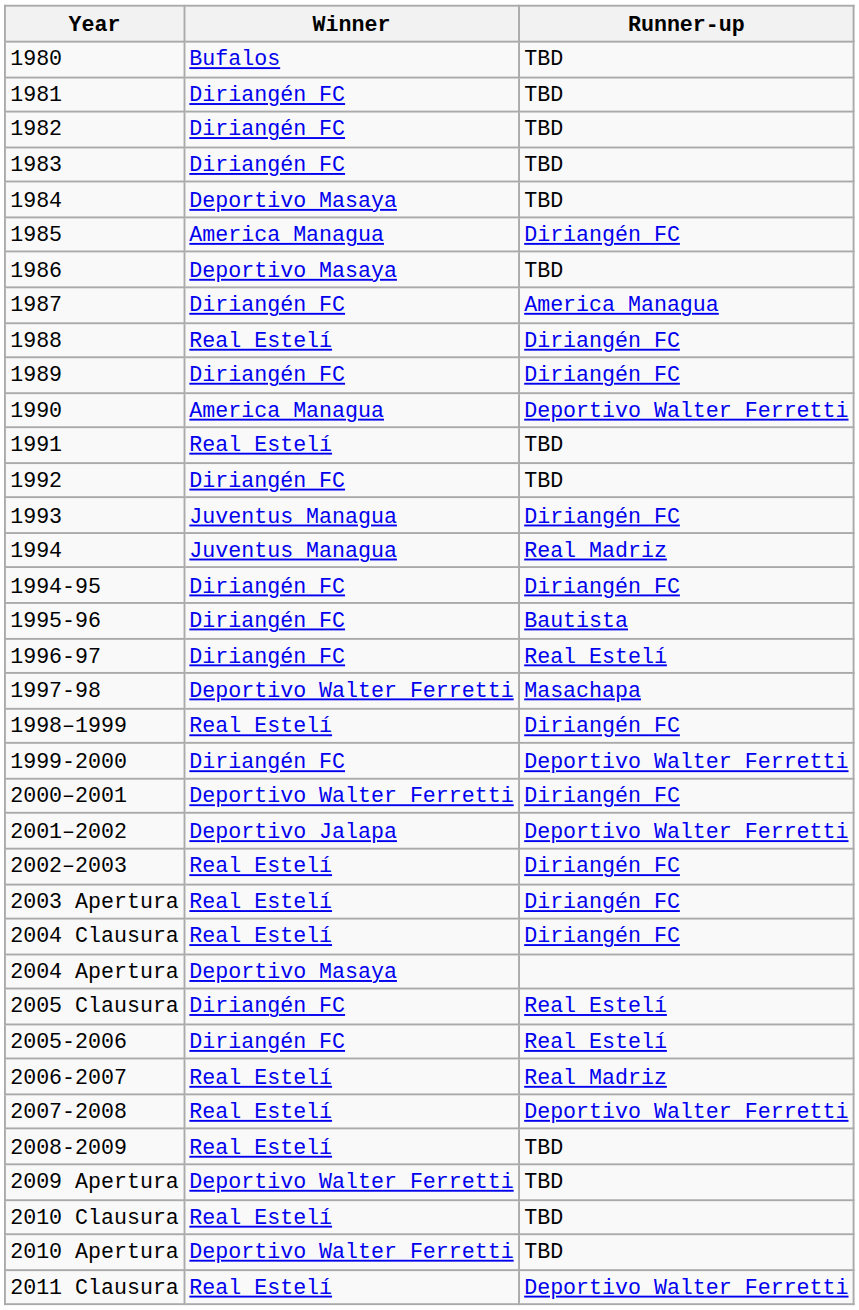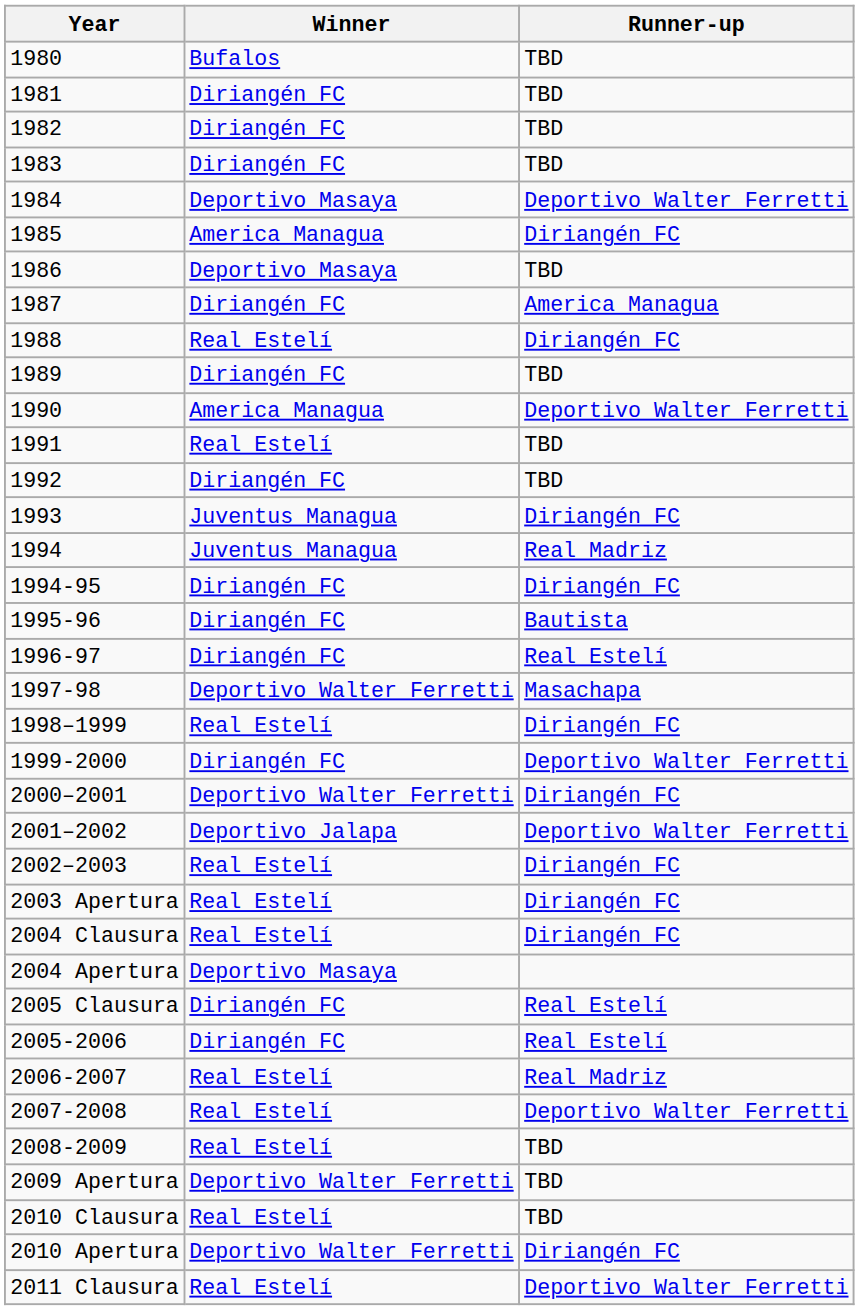(544, 200) TBD -> (686, 200) Deportivo Walter Ferretti
(602, 375) Diriangén FC -> (544, 375) TBD
(544, 1252) TBD -> (602, 1252) Diriangén FC
